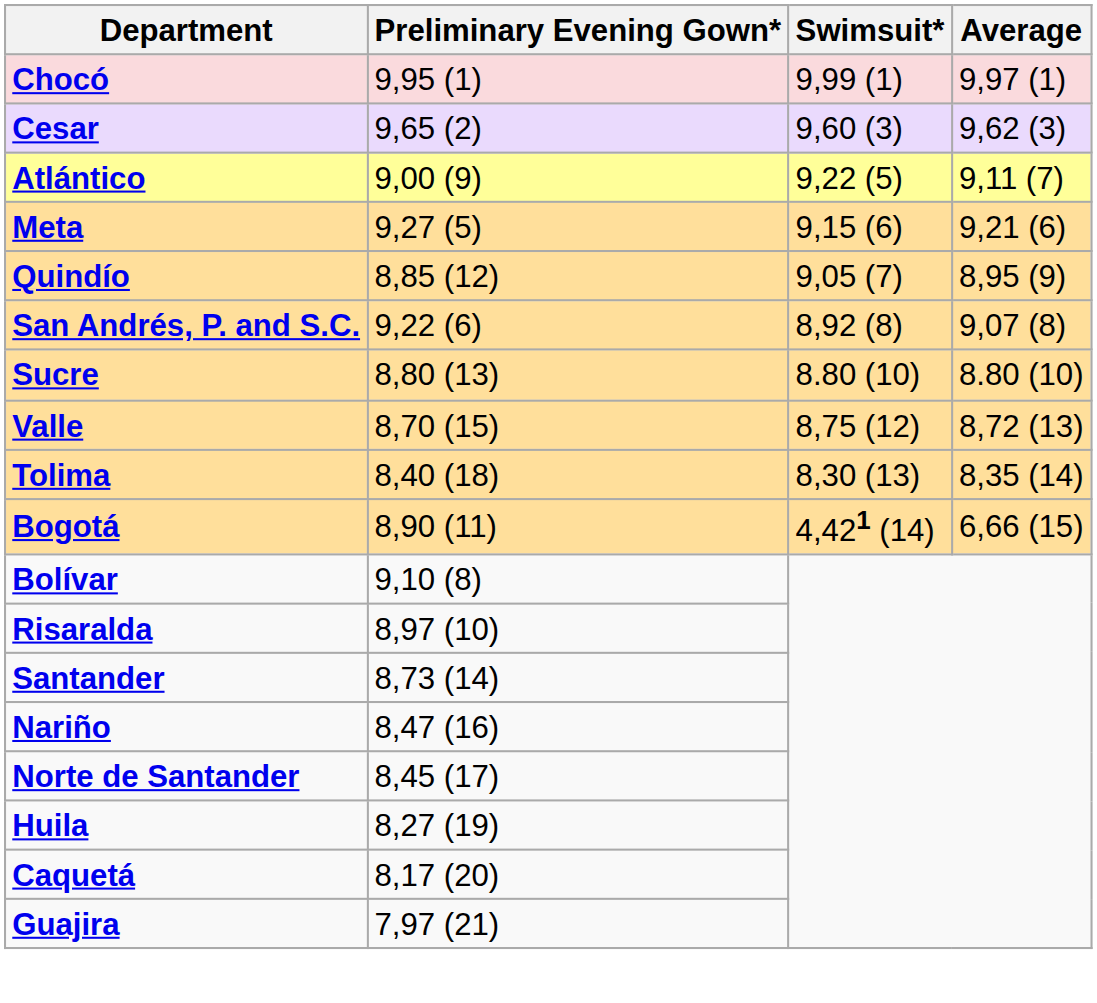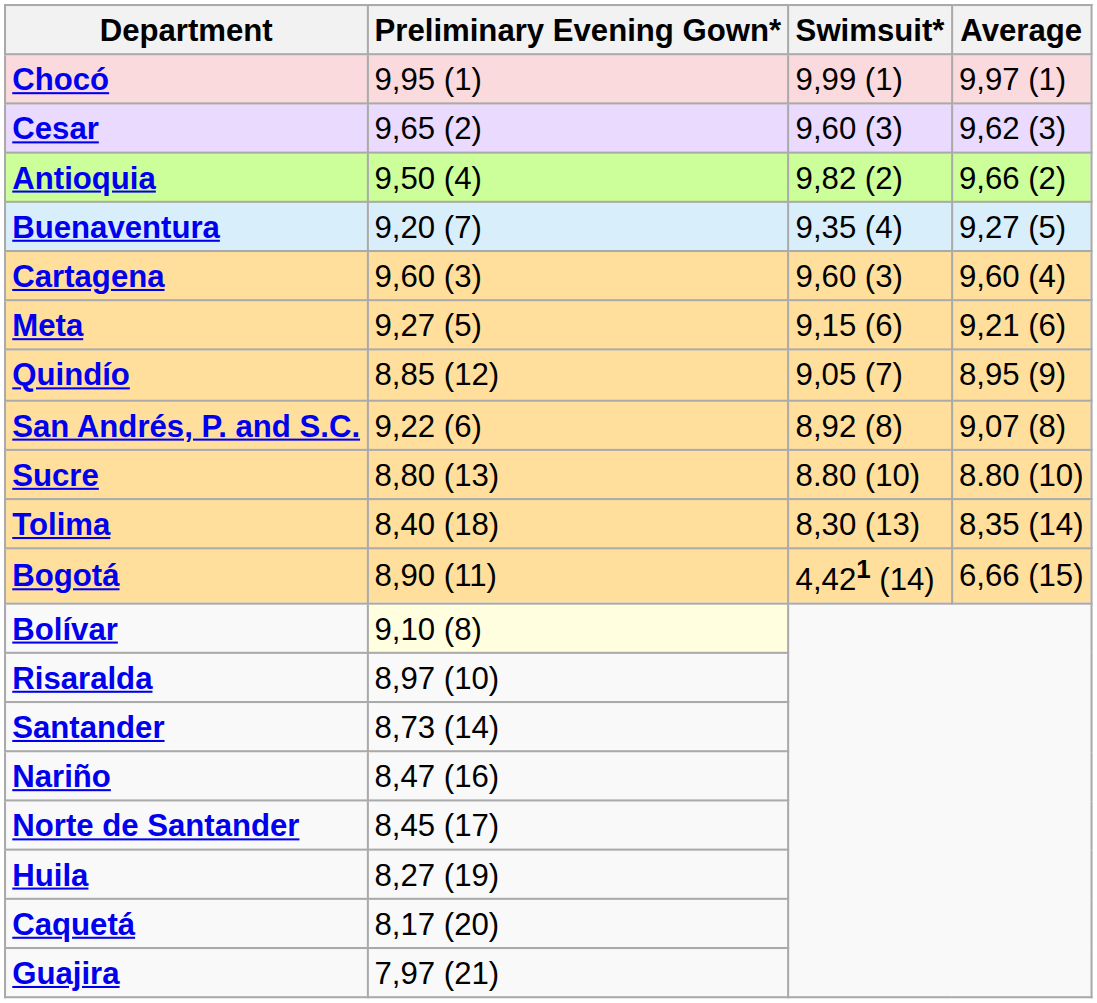+ row: (84, 178)
- row: (79, 178)
+ row: (116, 227)
+ row: (88, 277)
- row: (48, 425)
(428, 579) no background -> (428, 628) lightyellow background
